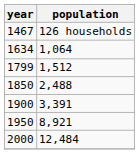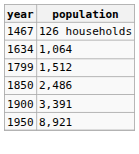(56, 85) 2,488 -> (56, 85) 2,486
- row: (20, 139)
